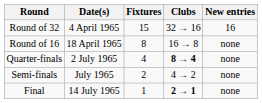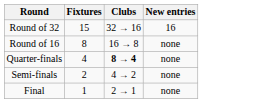- column: (94, 12)
(183, 91) bold -> (124, 91) normal
